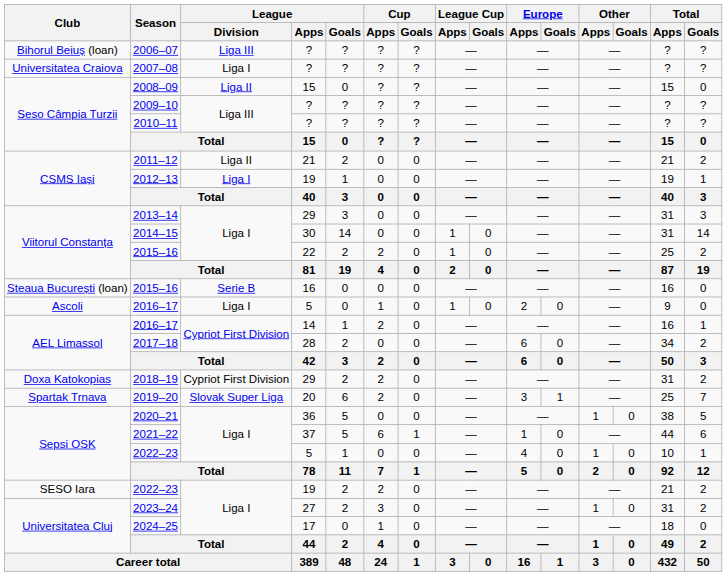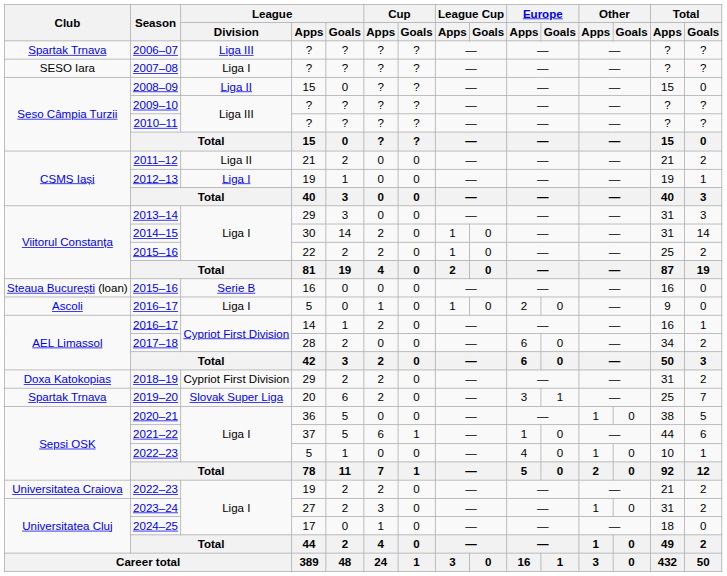(67, 50) Bihorul Beiuș (loan) -> (67, 50) Spartak Trnava
(67, 69) Universitatea Craiova -> (67, 69) SESO Iara
(381, 233) 0 -> (381, 233) 2
(67, 489) SESO Iara -> (67, 489) Universitatea Craiova
